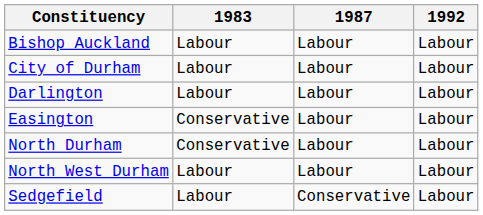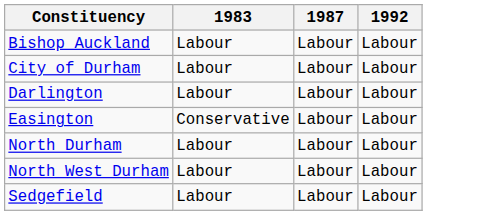(233, 146) Conservative -> (205, 146) Labour
(354, 197) Conservative -> (325, 197) Labour
